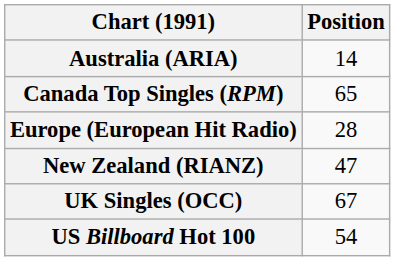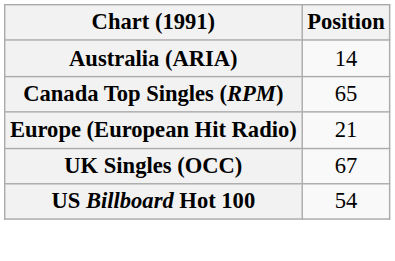(346, 129) 28 -> (346, 129) 21
- row: (153, 165)
